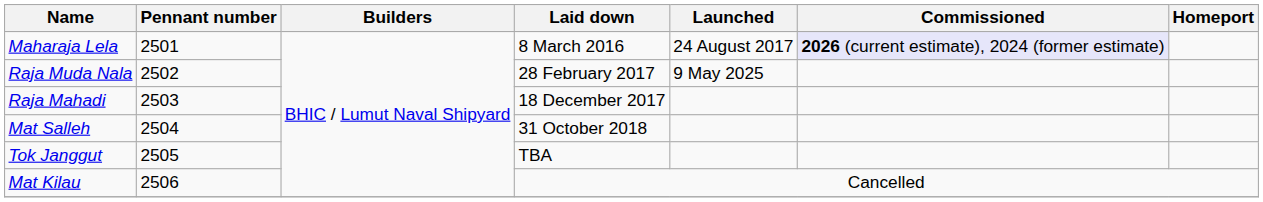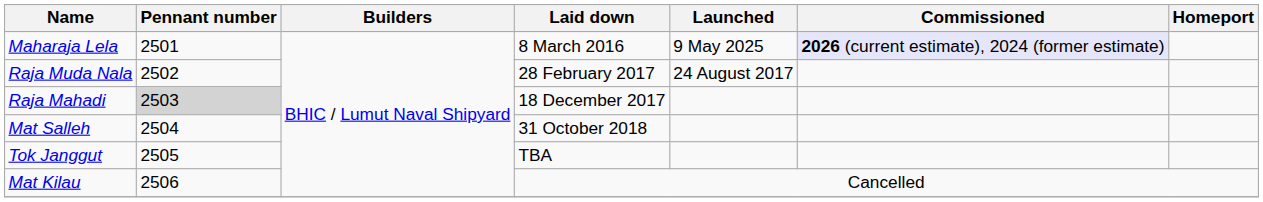(733, 45) 24 August 2017 -> (718, 45) 9 May 2025
(718, 73) 9 May 2025 -> (733, 73) 24 August 2017
(160, 100) no background -> (160, 100) lightgrey background
